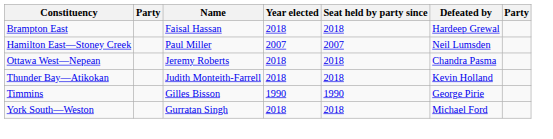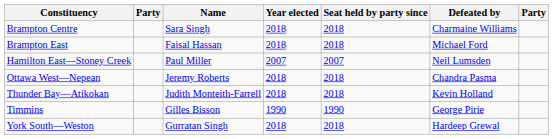+ row: (42, 28)
(466, 28) Hardeep Grewal -> (460, 45) Michael Ford
(460, 110) Michael Ford -> (466, 126) Hardeep Grewal
